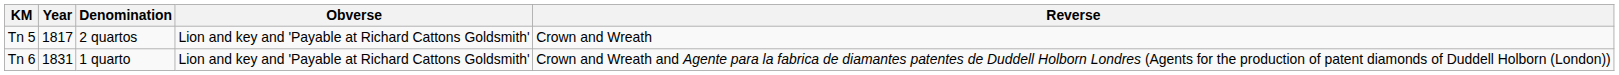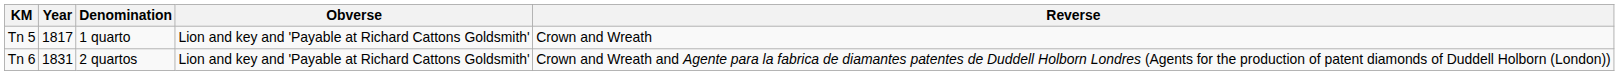(108, 37) 2 quartos -> (105, 37) 1 quarto
(105, 59) 1 quarto -> (108, 59) 2 quartos
